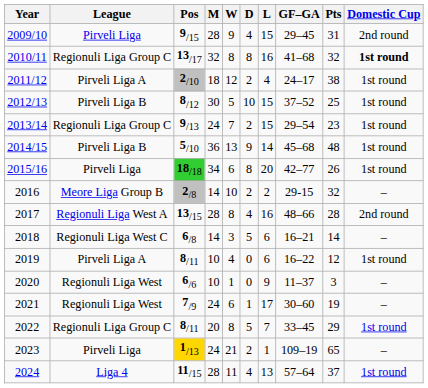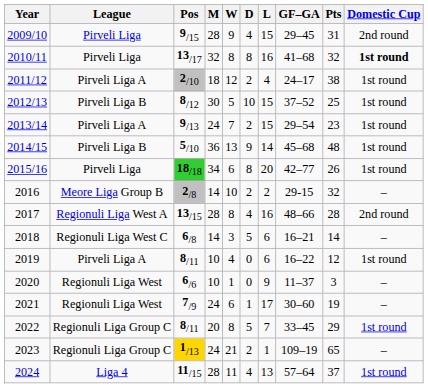(112, 57) Regionuli Liga Group C -> (112, 57) Pirveli Liga
(112, 124) Regionuli Liga Group C -> (112, 124) Pirveli Liga A
(112, 349) Pirveli Liga -> (112, 349) Regionuli Liga Group C
